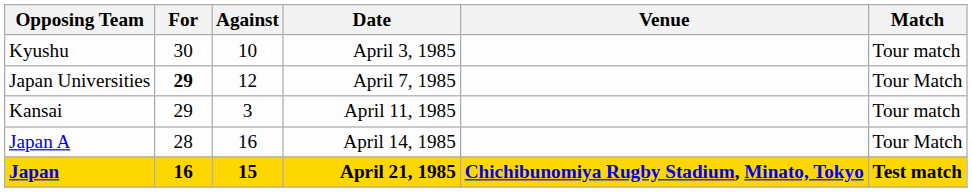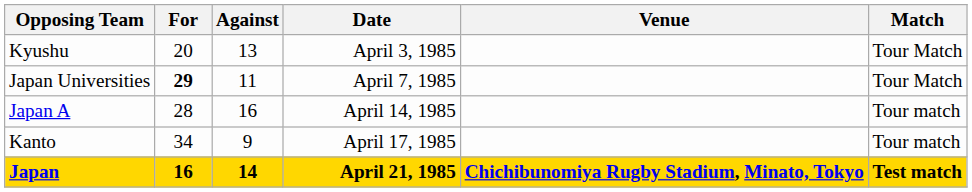(183, 50) 30 -> (183, 50) 20
(247, 50) 10 -> (247, 50) 13
(916, 50) Tour match -> (918, 50) Tour Match
(247, 80) 12 -> (247, 80) 11
- row: (36, 111)
(918, 141) Tour Match -> (916, 111) Tour match
+ row: (32, 141)
(247, 171) 15 -> (247, 171) 14
